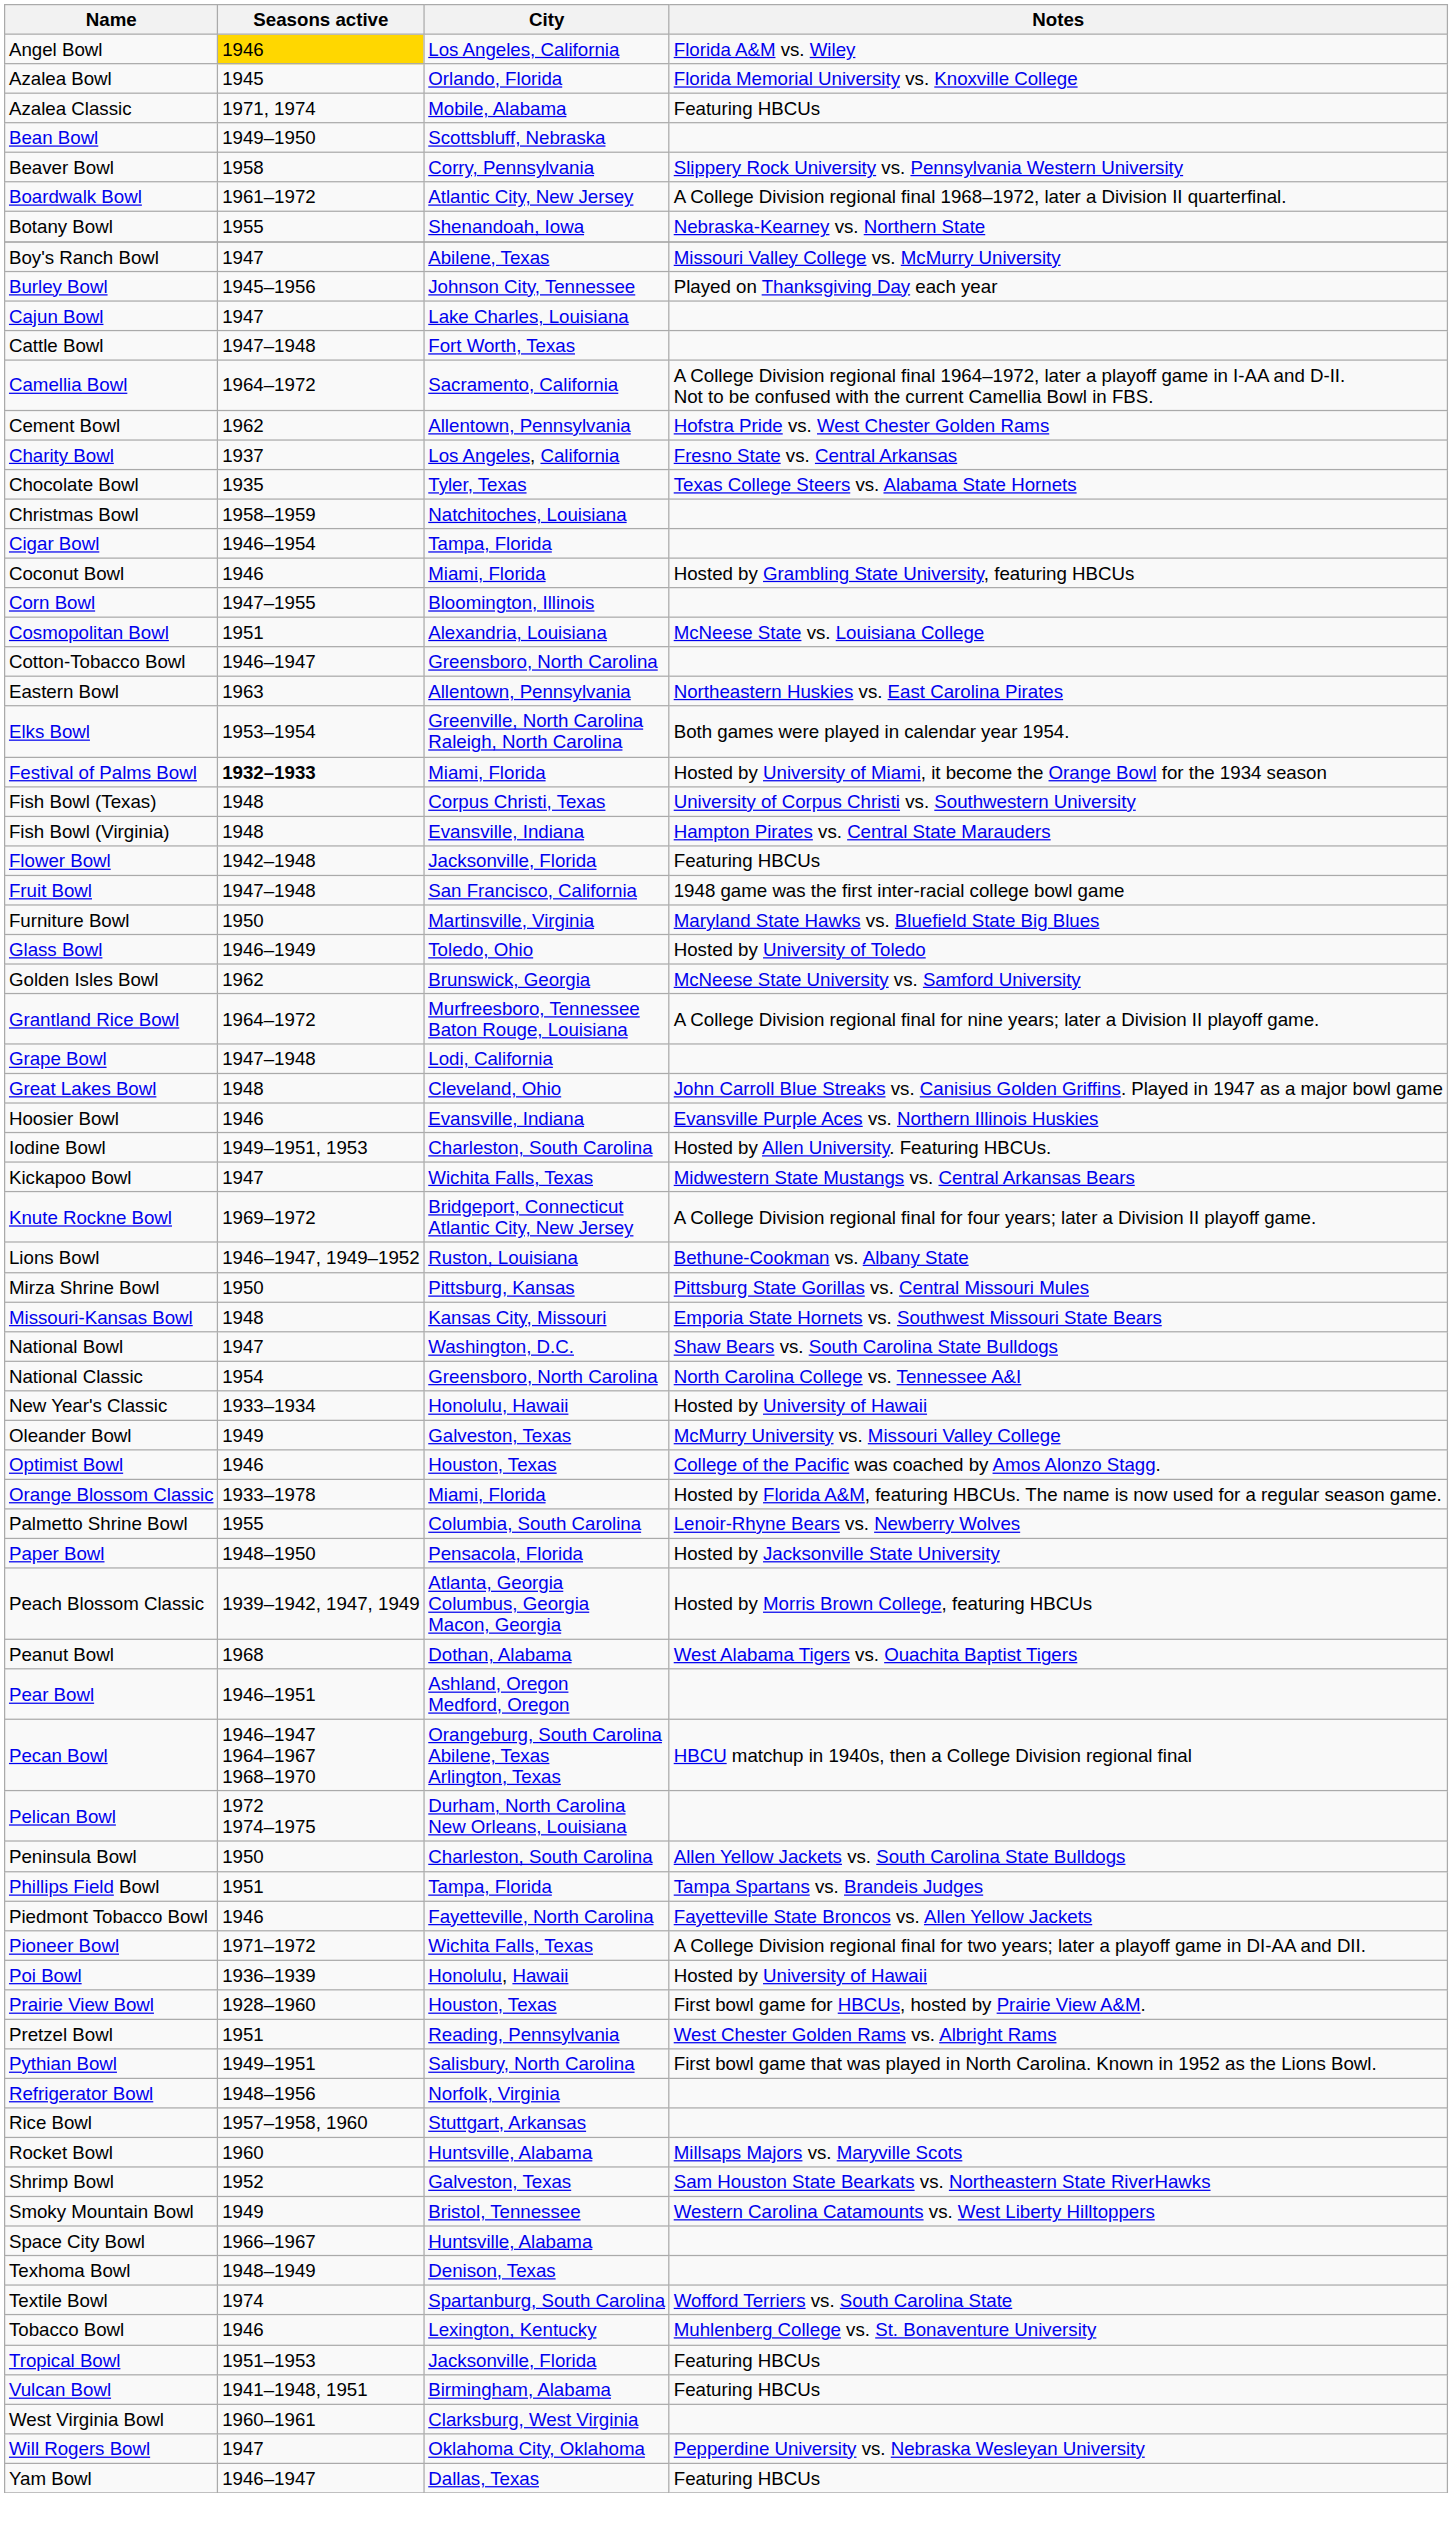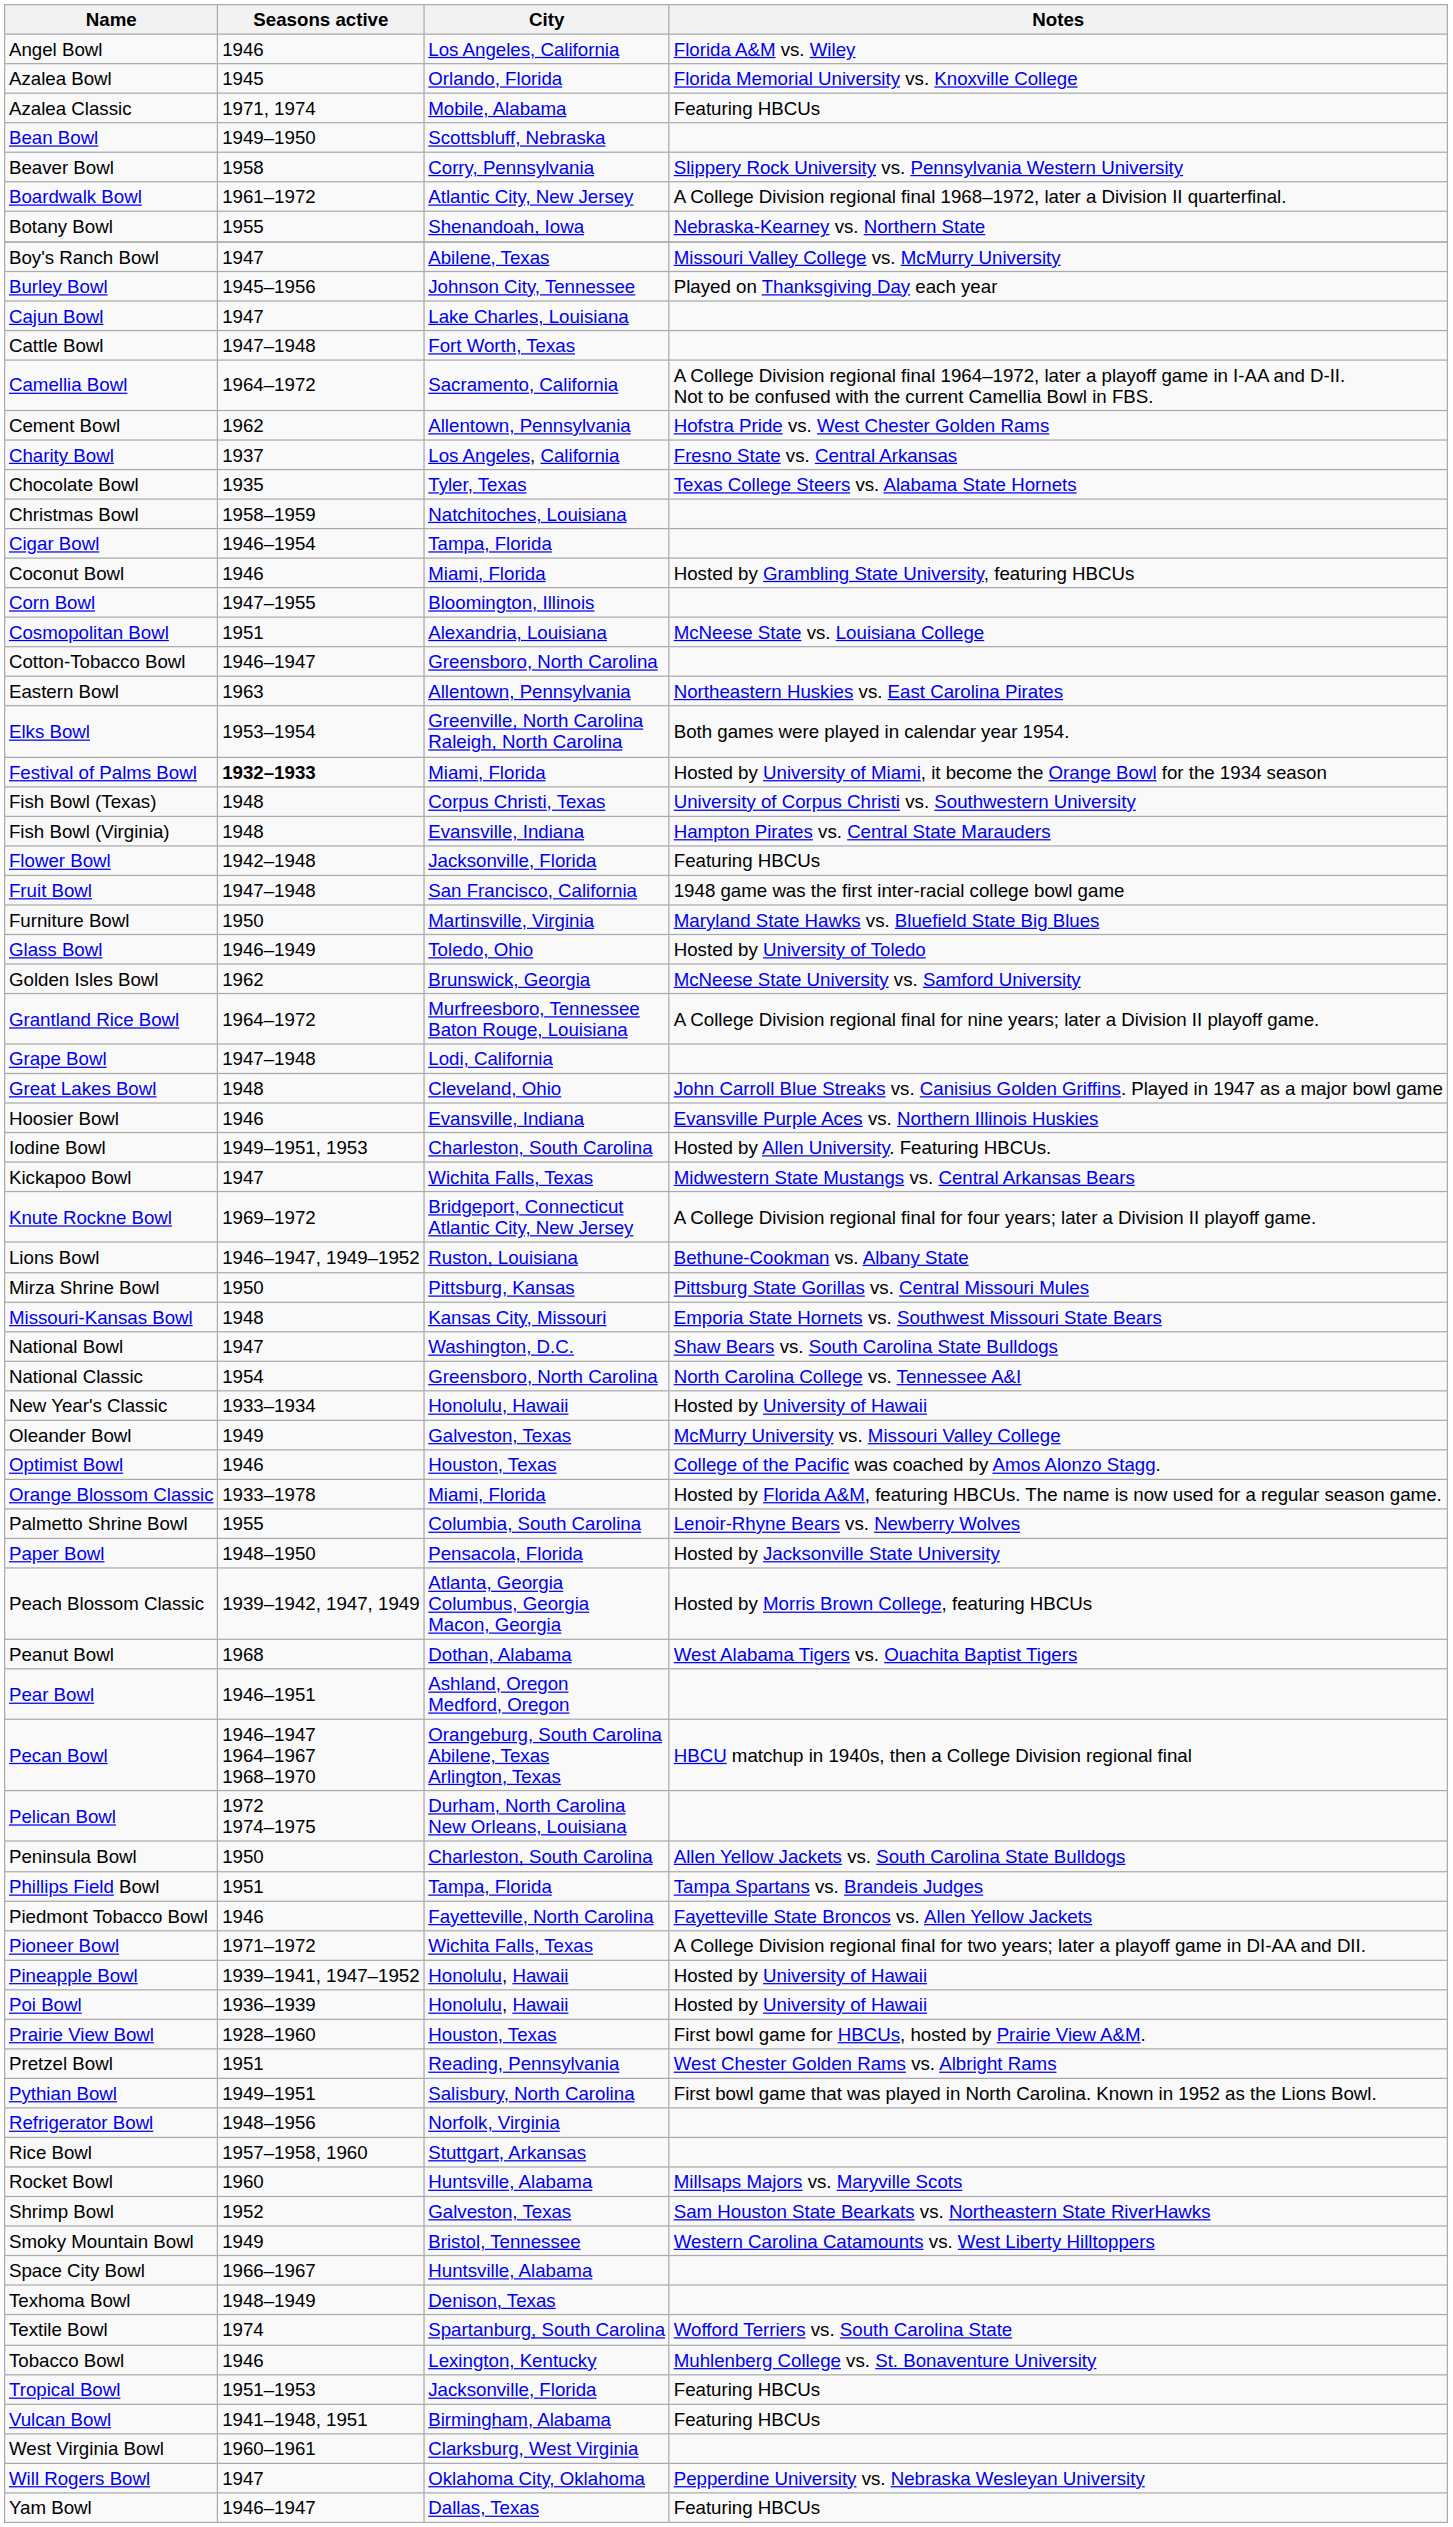(243, 49) gold background -> (243, 49) no background
+ row: (73, 1975)
